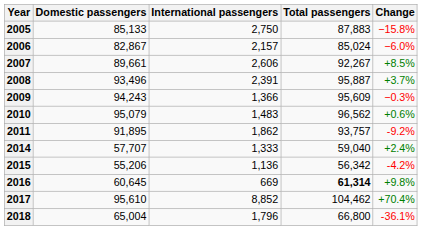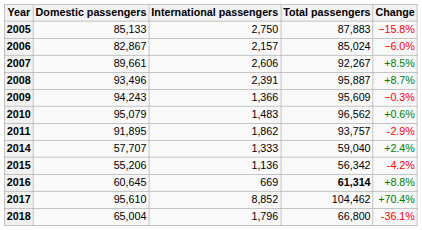(399, 81) +3.7% -> (399, 81) +8.7%
(401, 132) -9.2% -> (401, 132) -2.9%
(399, 183) +9.8% -> (399, 183) +8.8%
